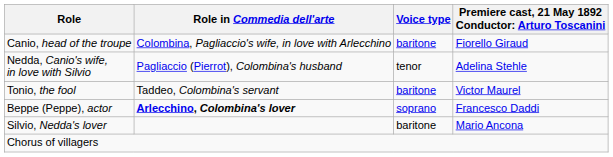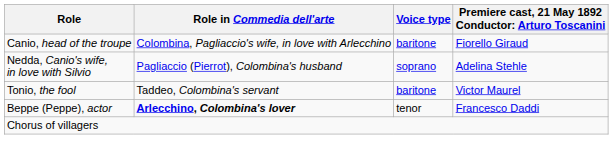(409, 66) tenor -> (416, 66) soprano
(416, 108) soprano -> (409, 108) tenor
- row: (57, 125)
